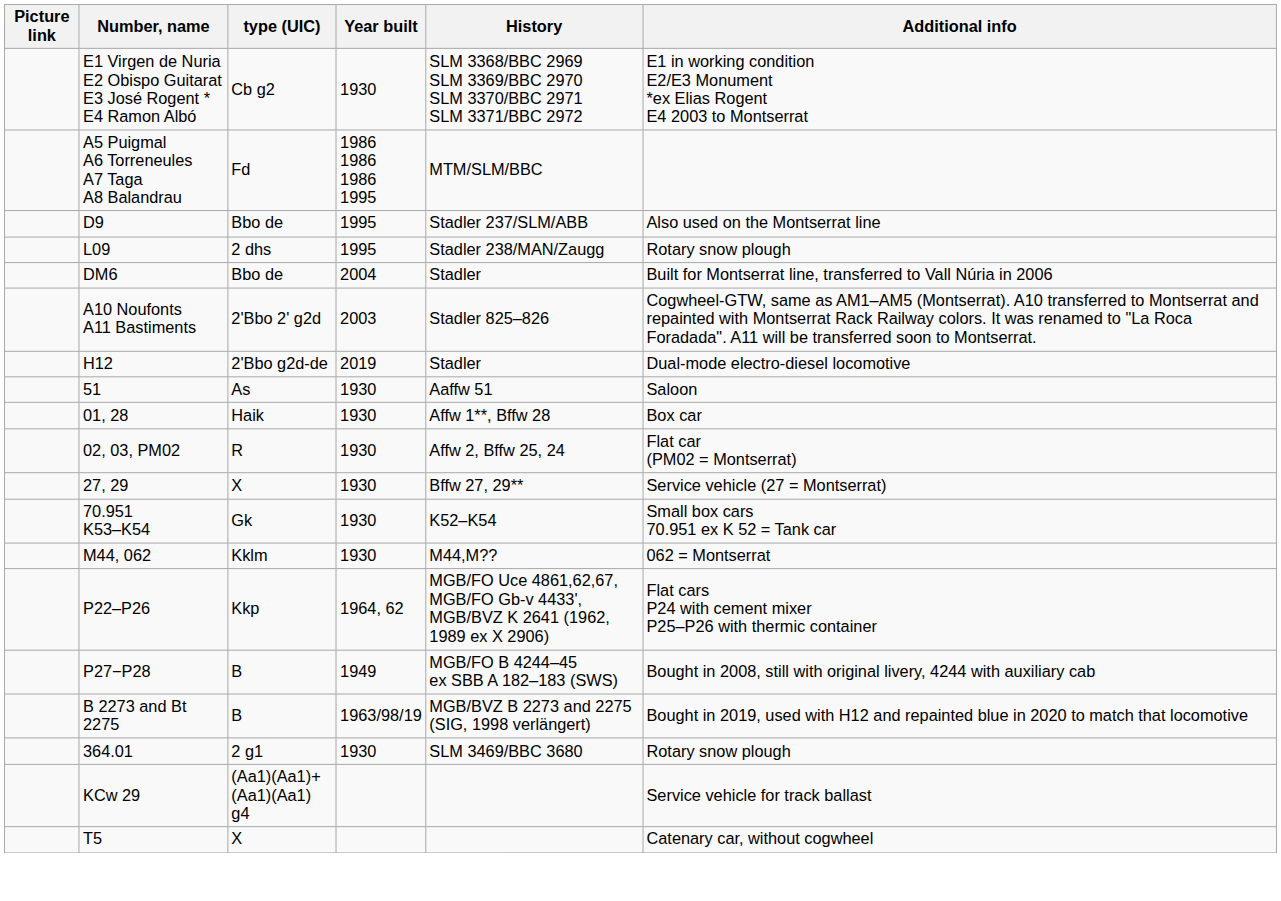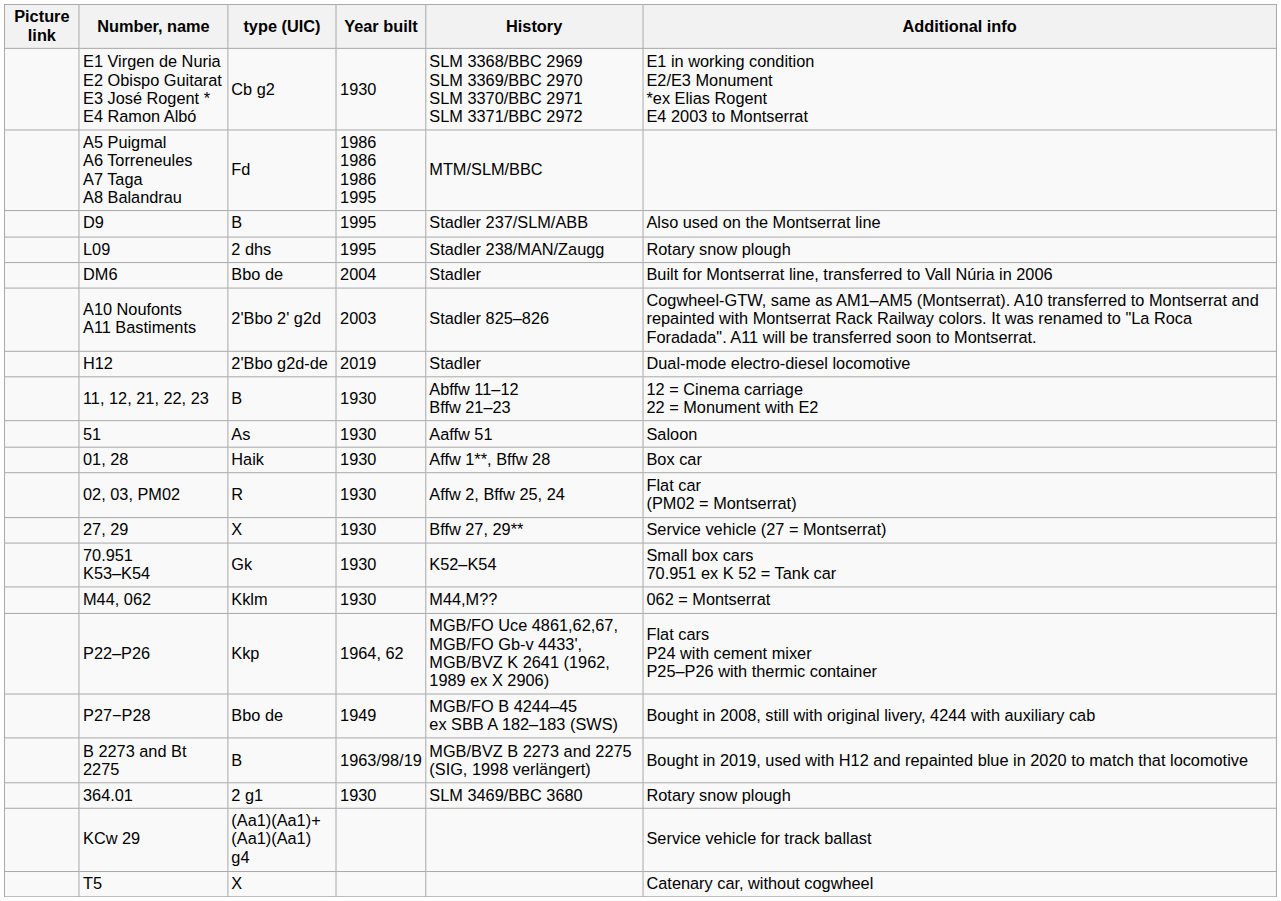(257, 223) Bbo de -> (237, 223) B
+ row: (146, 398)
(237, 671) B -> (257, 716) Bbo de
